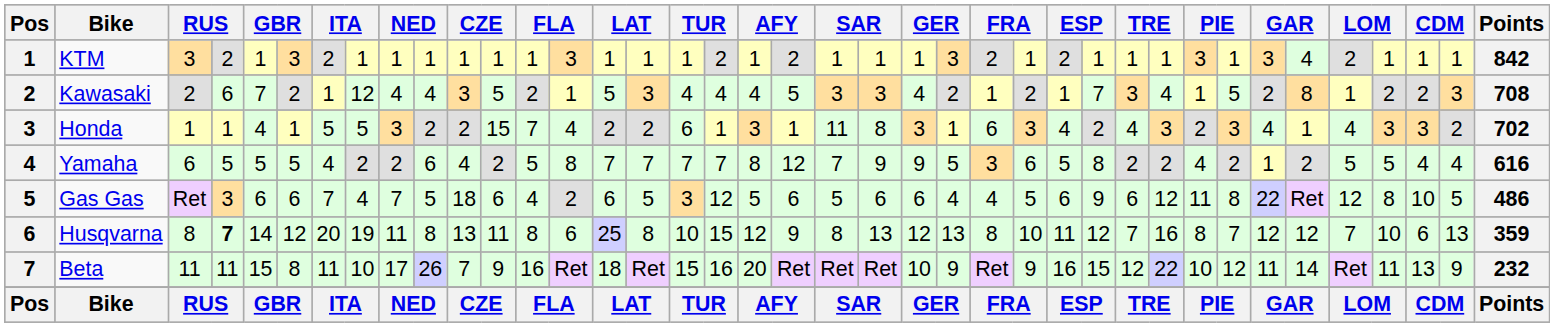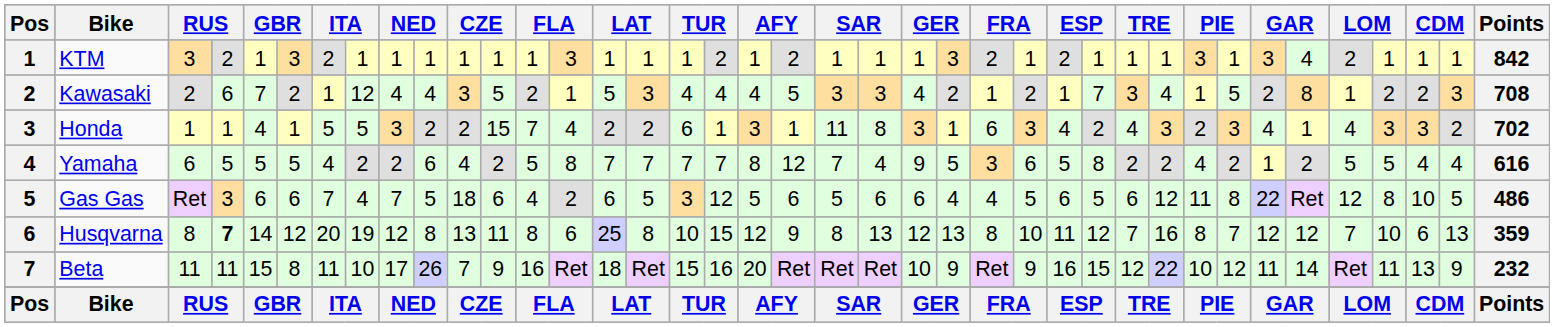(880, 163) 9 -> (880, 163) 4
(1098, 198) 9 -> (1098, 198) 5
(396, 234) 11 -> (396, 234) 12
